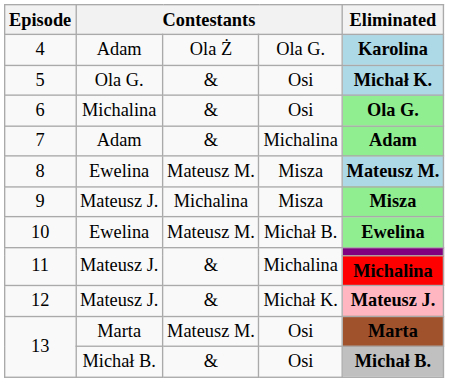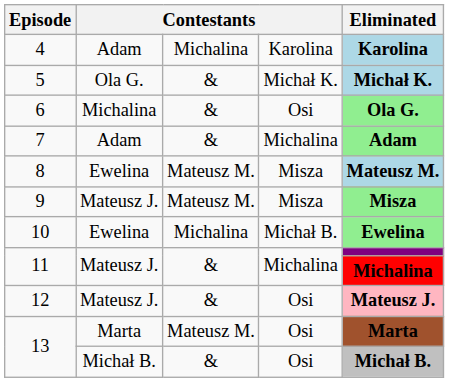(211, 49) Ola Ż -> (211, 49) Michalina
(301, 49) Ola G. -> (301, 49) Karolina
(301, 79) Osi -> (301, 79) Michał K.
(211, 200) Michalina -> (211, 200) Mateusz M.
(211, 231) Mateusz M. -> (211, 231) Michalina
(301, 300) Michał K. -> (301, 300) Osi
